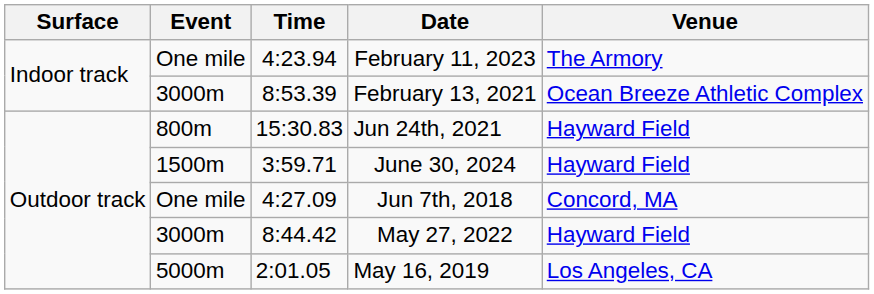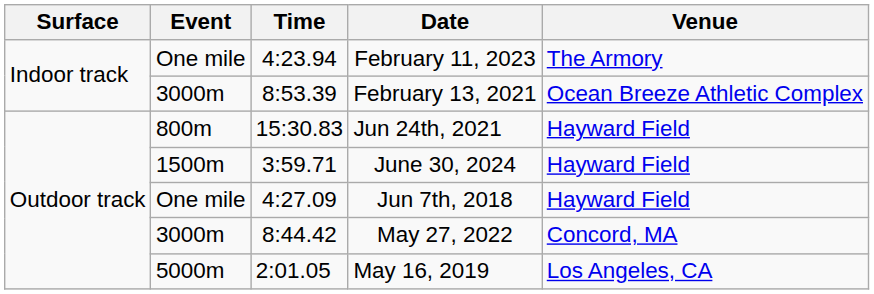(612, 199) Concord, MA -> (618, 199) Hayward Field
(618, 235) Hayward Field -> (612, 235) Concord, MA
